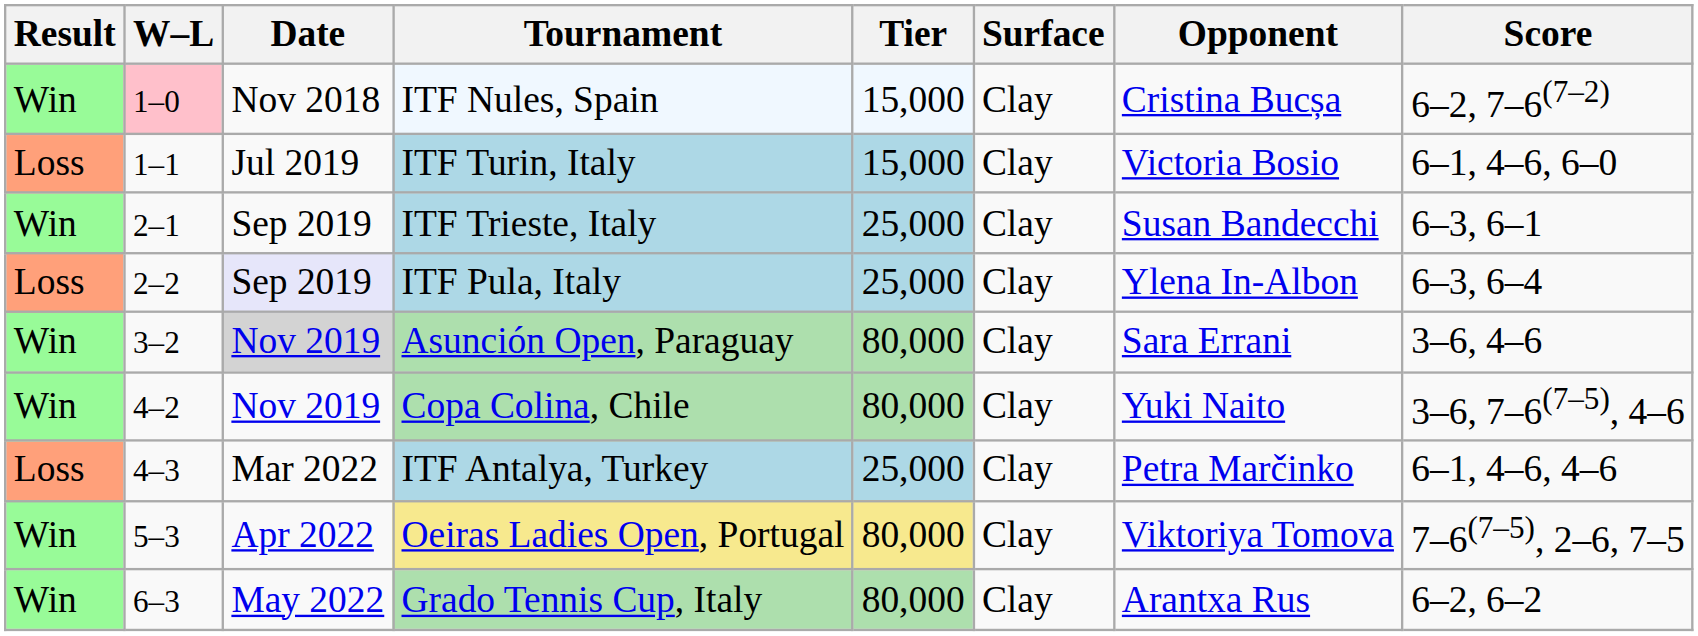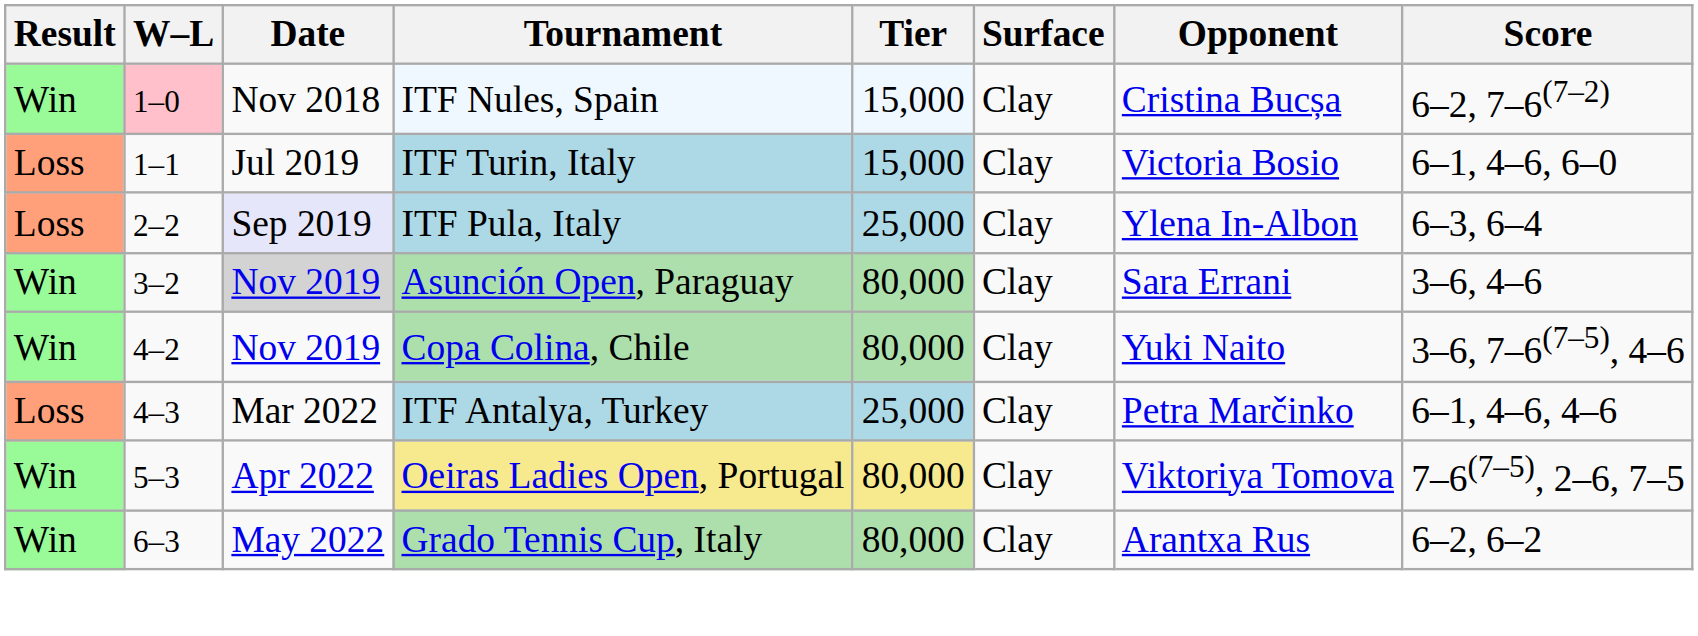- row: (529, 222)
